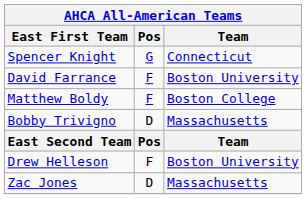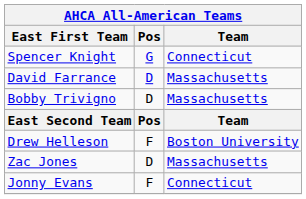(149, 78) F -> (149, 78) D
(233, 78) Boston University -> (217, 78) Massachusetts
- row: (58, 99)
+ row: (50, 183)
